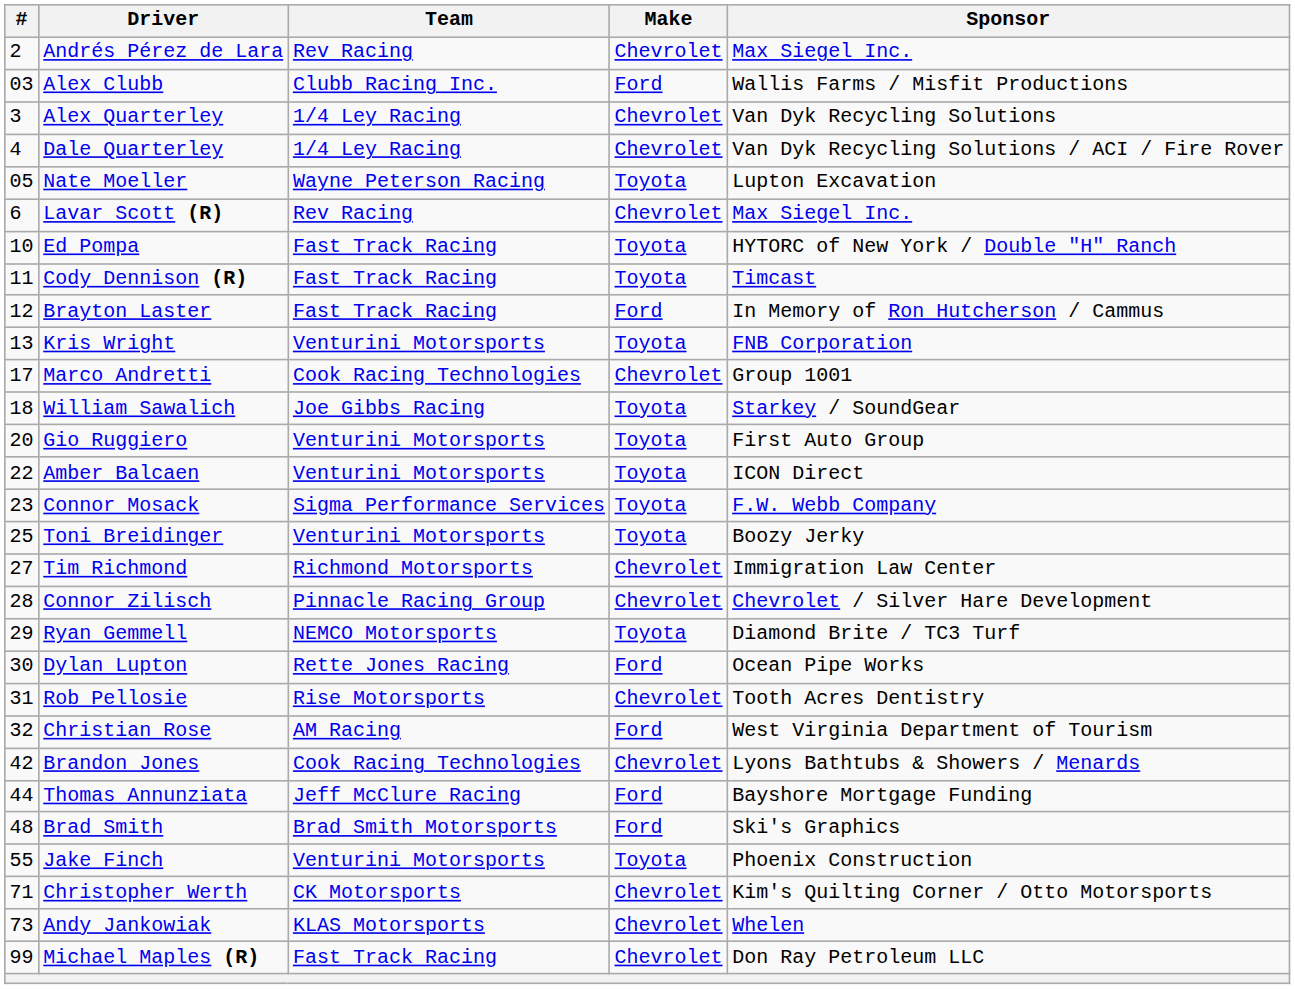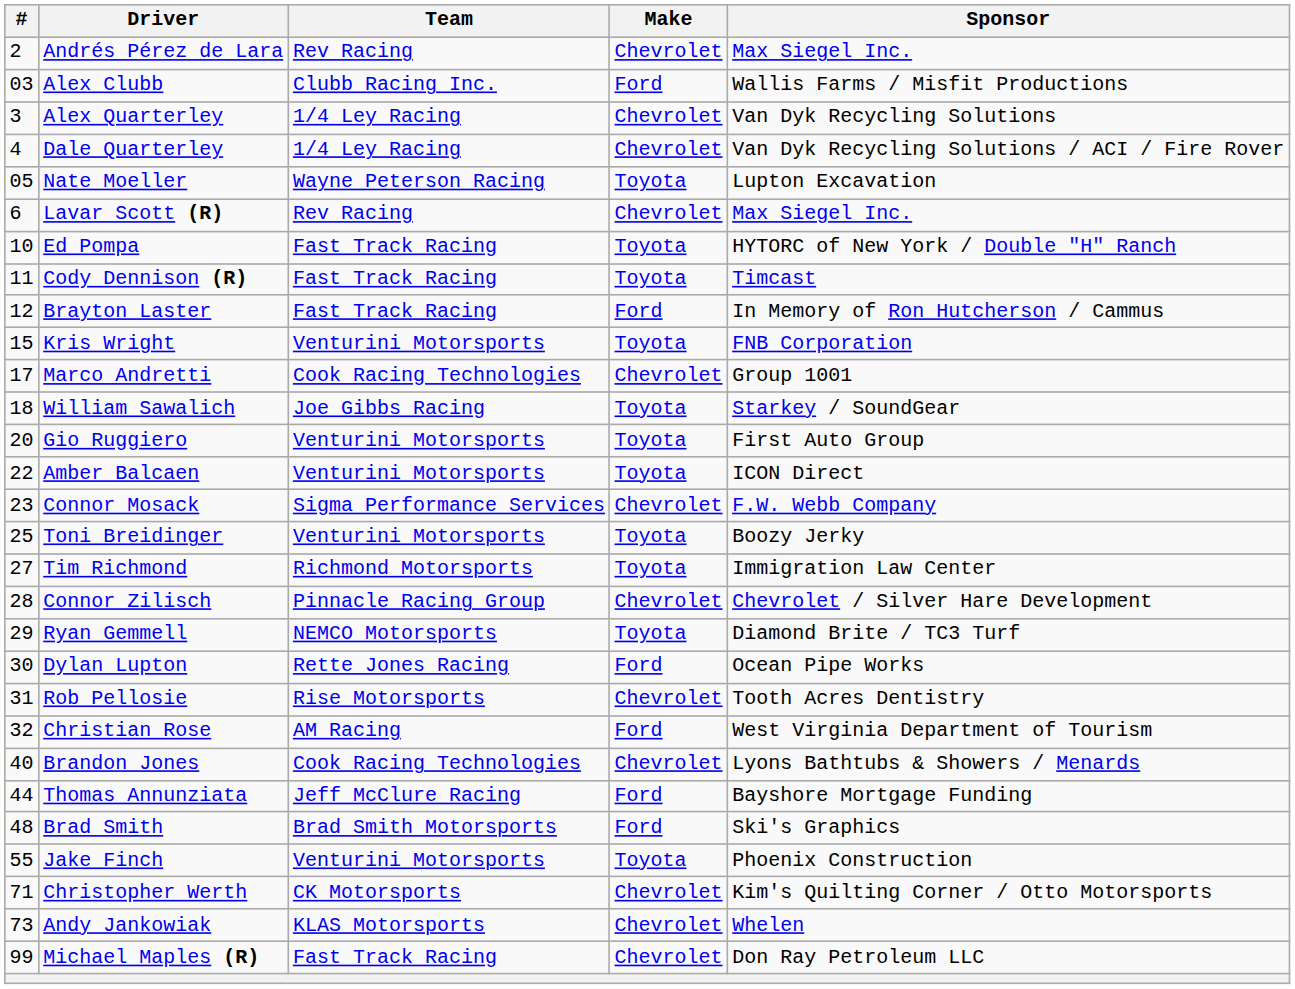(22, 344) 13 -> (22, 344) 15
(651, 506) Toyota -> (669, 506) Chevrolet
(669, 570) Chevrolet -> (651, 570) Toyota
(22, 764) 42 -> (22, 764) 40
